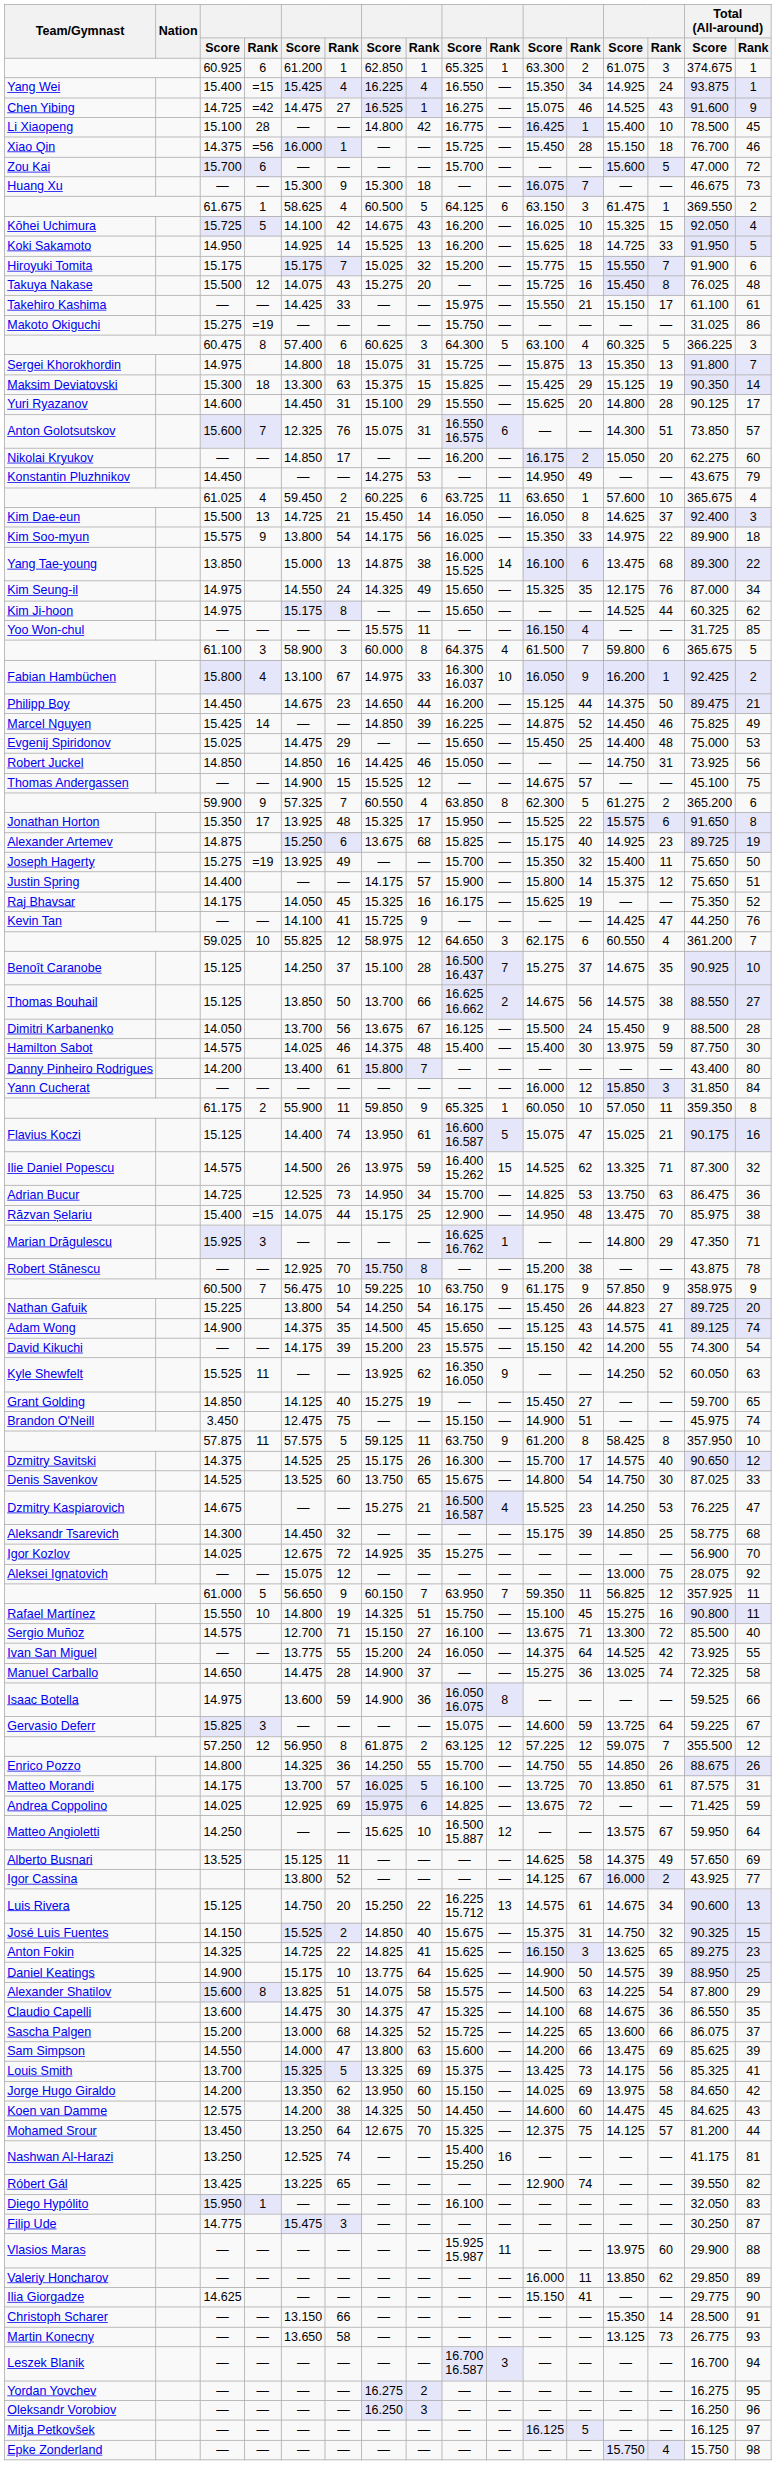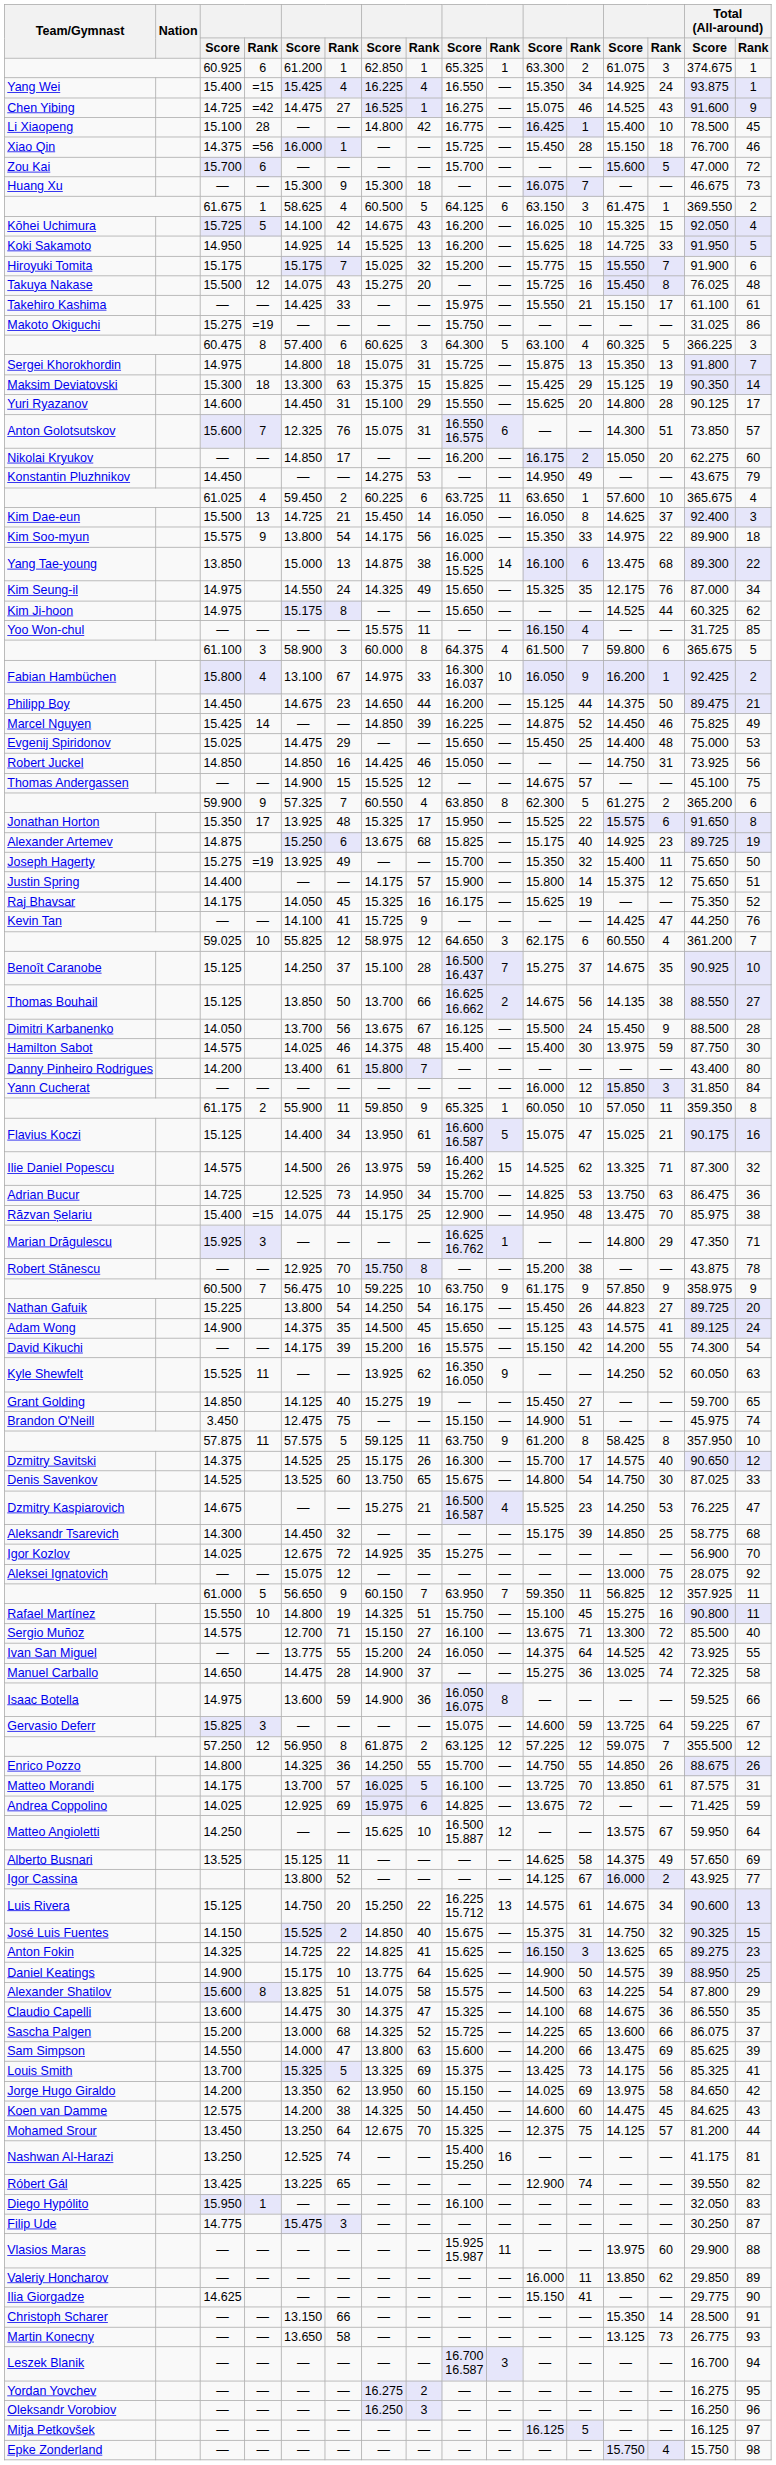(626, 1002) 14.575 -> (626, 1002) 14.135
(343, 1134) 74 -> (343, 1134) 34
(753, 1328) 74 -> (753, 1328) 24
(424, 1348) 23 -> (424, 1348) 16
